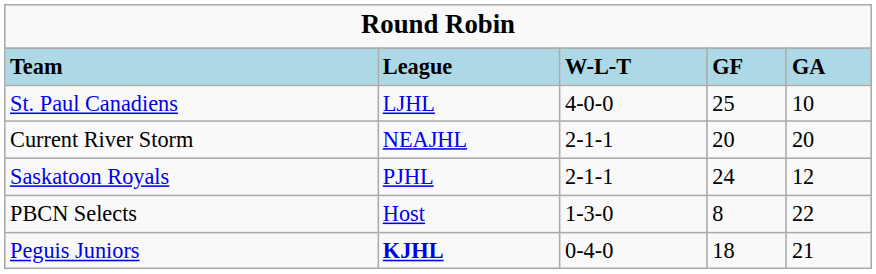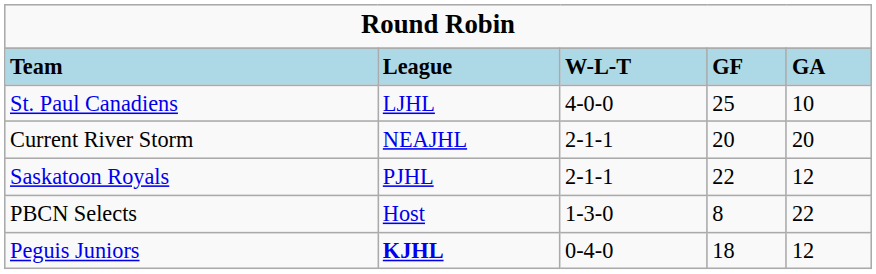(723, 176) 24 -> (723, 176) 22
(803, 250) 21 -> (803, 250) 12
